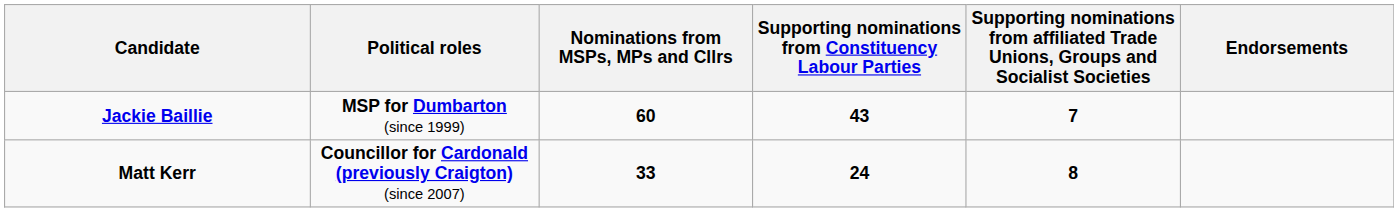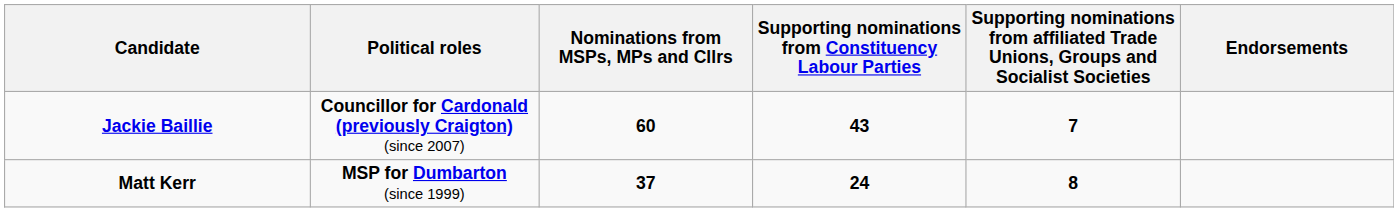(424, 115) MSP for Dumbarton (since 1999) -> (424, 125) Councillor for Cardonald (previously Craigton) (since 2007)
(424, 173) Councillor for Cardonald (previously Craigton) (since 2007) -> (424, 183) MSP for Dumbarton (since 1999)
(646, 173) 33 -> (646, 183) 37
